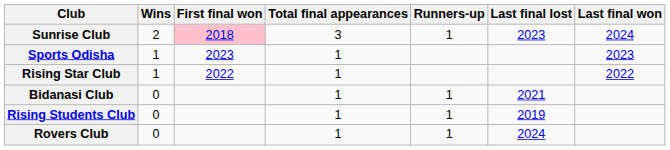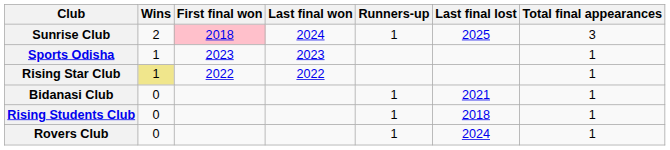columns swapped: (620, 14) <-> (338, 14)
(531, 34) 2023 -> (476, 34) 2025
(156, 74) no background -> (156, 74) khaki background
(531, 114) 2019 -> (476, 114) 2018
